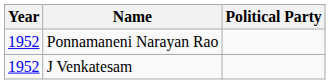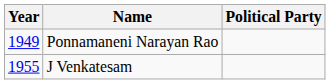(24, 41) 1952 -> (24, 41) 1949
(24, 66) 1952 -> (24, 66) 1955
